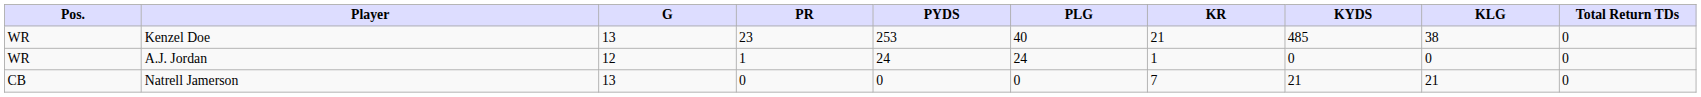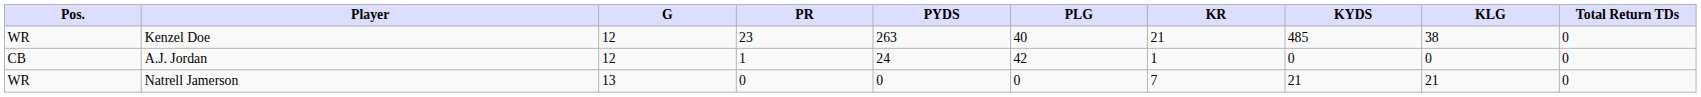(609, 37) 13 -> (609, 37) 12
(887, 37) 253 -> (887, 37) 263
(19, 59) WR -> (17, 59) CB
(1020, 59) 24 -> (1020, 59) 42
(17, 80) CB -> (19, 80) WR
